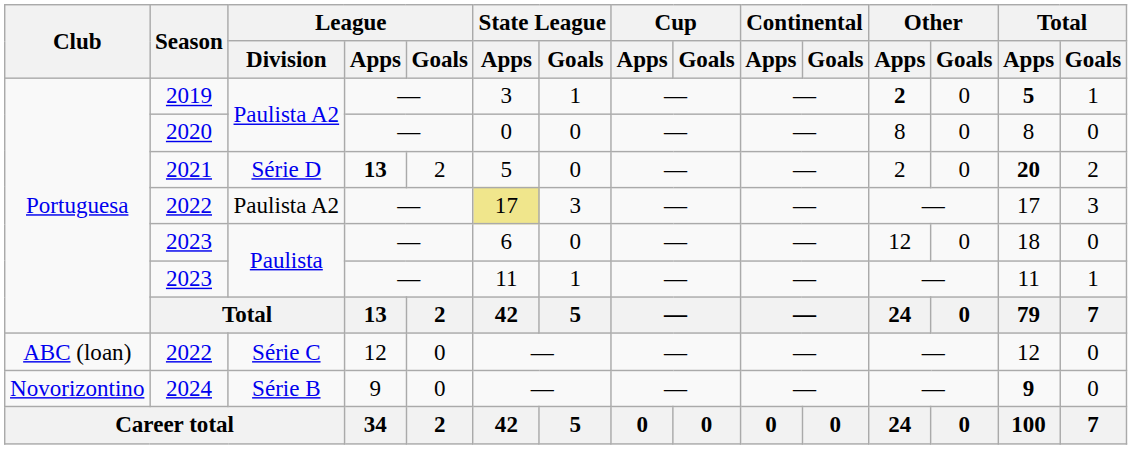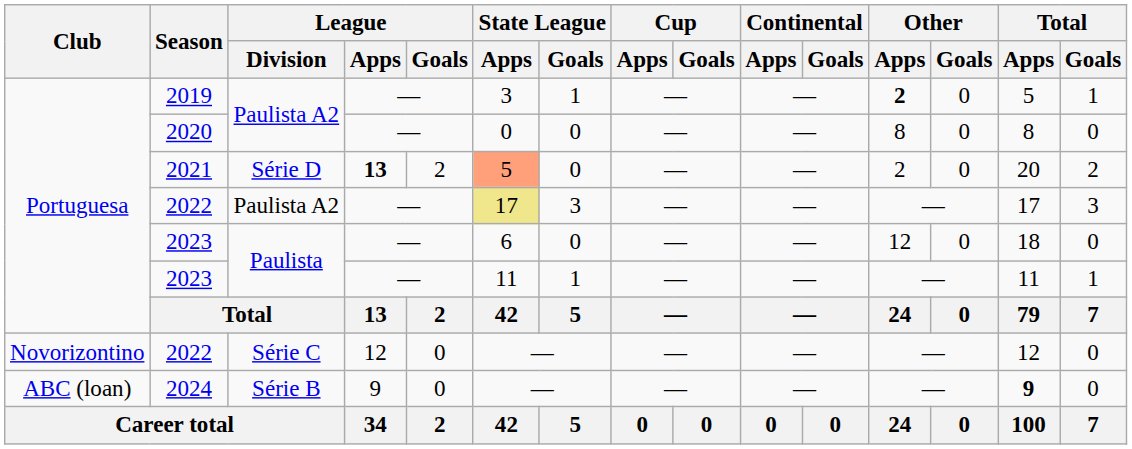(1029, 95) bold -> (1029, 95) normal
(506, 168) no background -> (506, 168) lightsalmon background
(1029, 168) bold -> (1029, 168) normal
(77, 351) ABC (loan) -> (77, 351) Novorizontino
(77, 388) Novorizontino -> (77, 388) ABC (loan)
